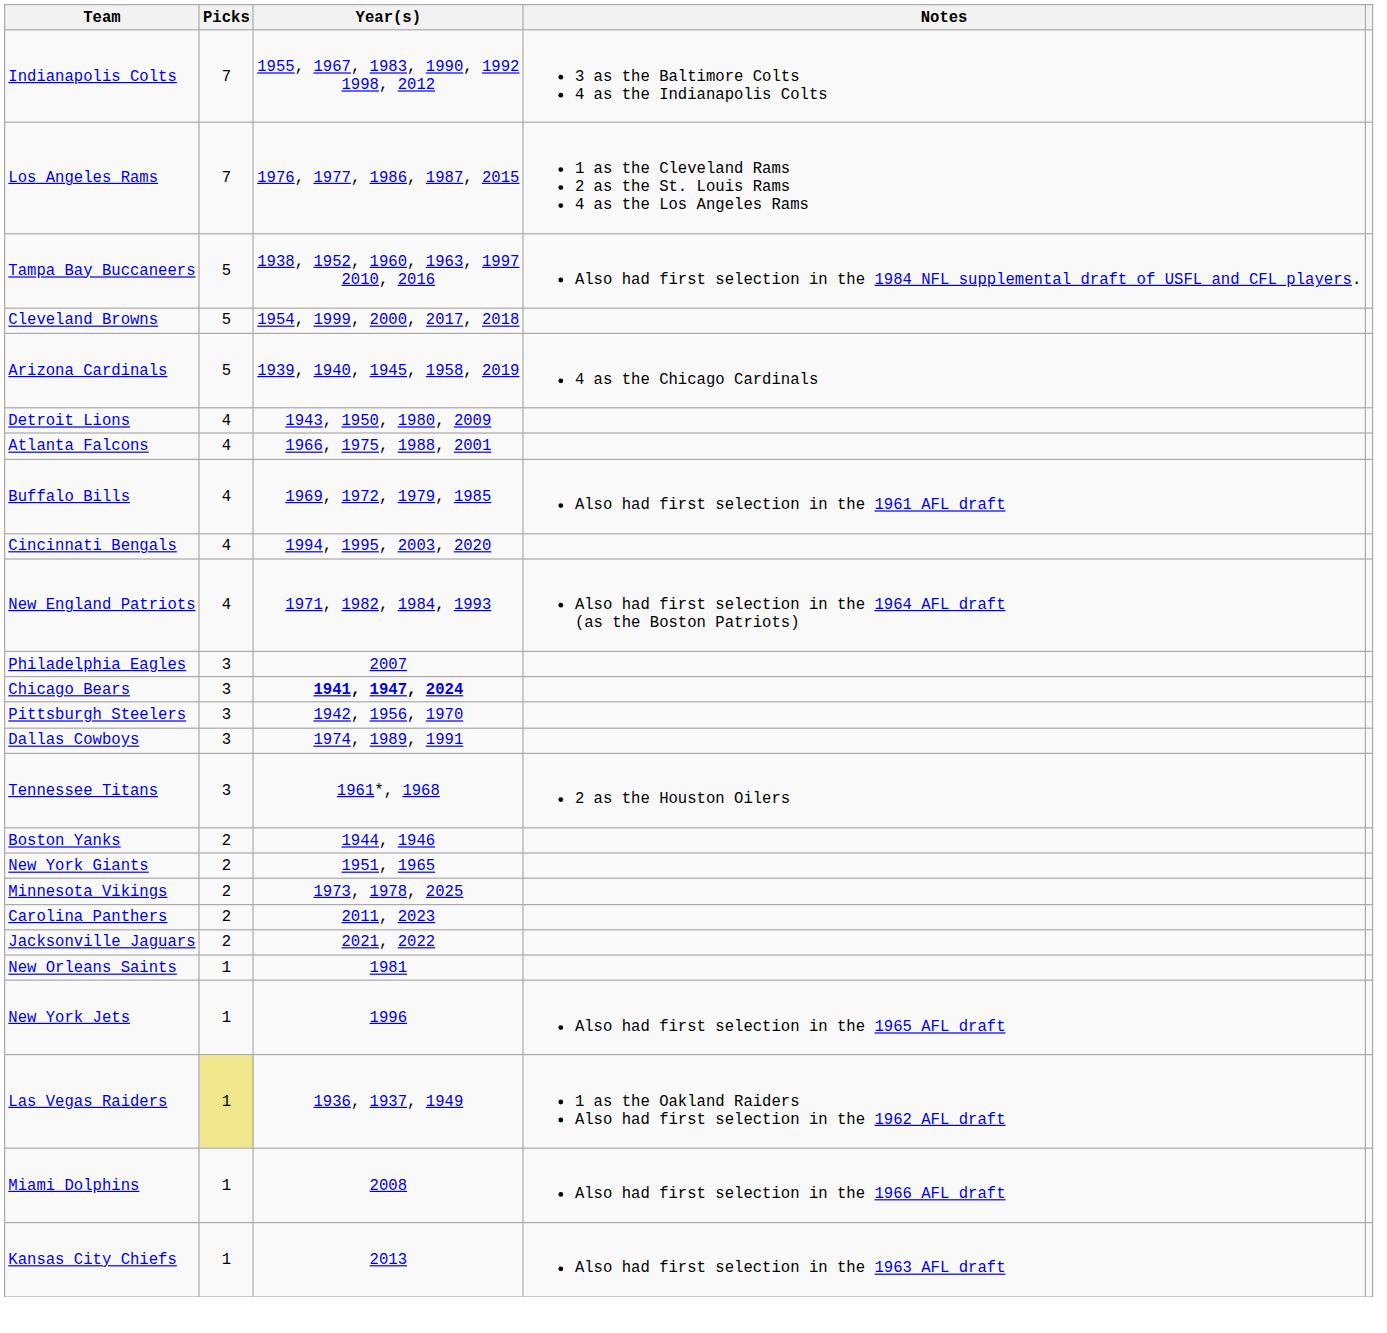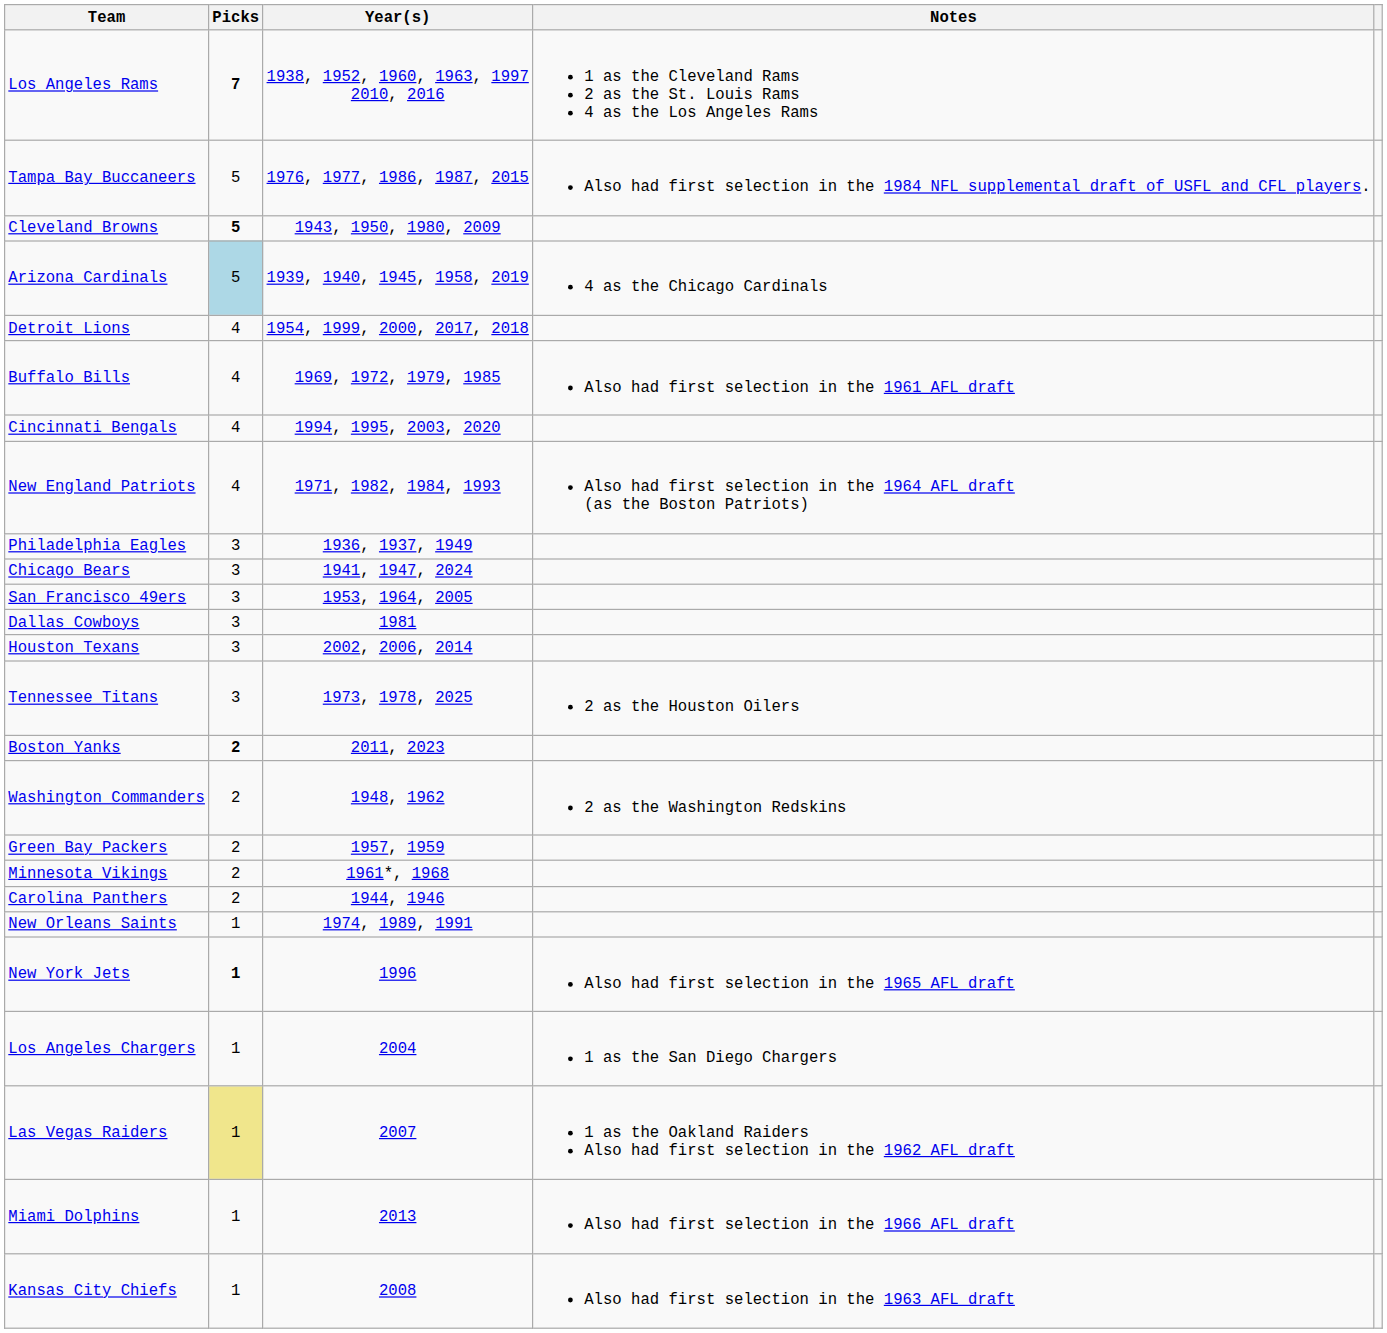- row: (93, 76)
(226, 178) normal -> (236, 85) bold
(388, 178) 1976, 1977, 1986, 1987, 2015 -> (398, 85) 1938, 1952, 1960, 1963, 1997 2010, 2016
(388, 271) 1938, 1952, 1960, 1963, 1997 2010, 2016 -> (398, 178) 1976, 1977, 1986, 1987, 2015
(226, 321) normal -> (236, 228) bold
(388, 321) 1954, 1999, 2000, 2017, 2018 -> (398, 228) 1943, 1950, 1980, 2009
(226, 371) no background -> (236, 278) lightblue background
(388, 421) 1943, 1950, 1980, 2009 -> (398, 328) 1954, 1999, 2000, 2017, 2018
- row: (79, 446)
(388, 664) 2007 -> (398, 546) 1936, 1937, 1949
(388, 690) bold -> (398, 572) normal
- row: (97, 715)
+ row: (97, 597)
(388, 740) 1974, 1989, 1991 -> (398, 622) 1981
+ row: (74, 648)
(388, 790) 1961*, 1968 -> (398, 698) 1973, 1978, 2025
(226, 841) normal -> (236, 748) bold
(388, 841) 1944, 1946 -> (398, 748) 2011, 2023
+ row: (107, 798)
- row: (79, 866)
+ row: (88, 848)
(388, 891) 1973, 1978, 2025 -> (398, 873) 1961*, 1968
(388, 917) 2011, 2023 -> (398, 899) 1944, 1946
- row: (102, 942)
(388, 968) 1981 -> (398, 924) 1974, 1989, 1991
(226, 1018) normal -> (236, 974) bold
+ row: (102, 1049)
(388, 1101) 1936, 1937, 1949 -> (398, 1132) 2007
(388, 1185) 2008 -> (398, 1216) 2013
(388, 1260) 2013 -> (398, 1291) 2008
